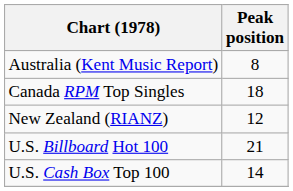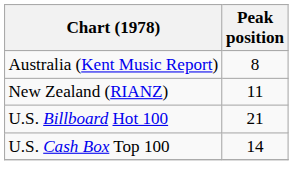- row: (96, 91)
(255, 118) 12 -> (255, 91) 11
